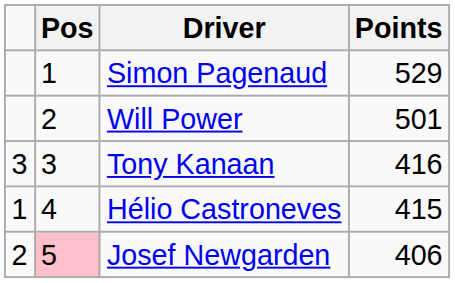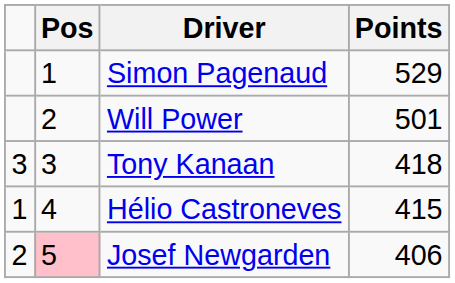(419, 164) 416 -> (419, 164) 418
